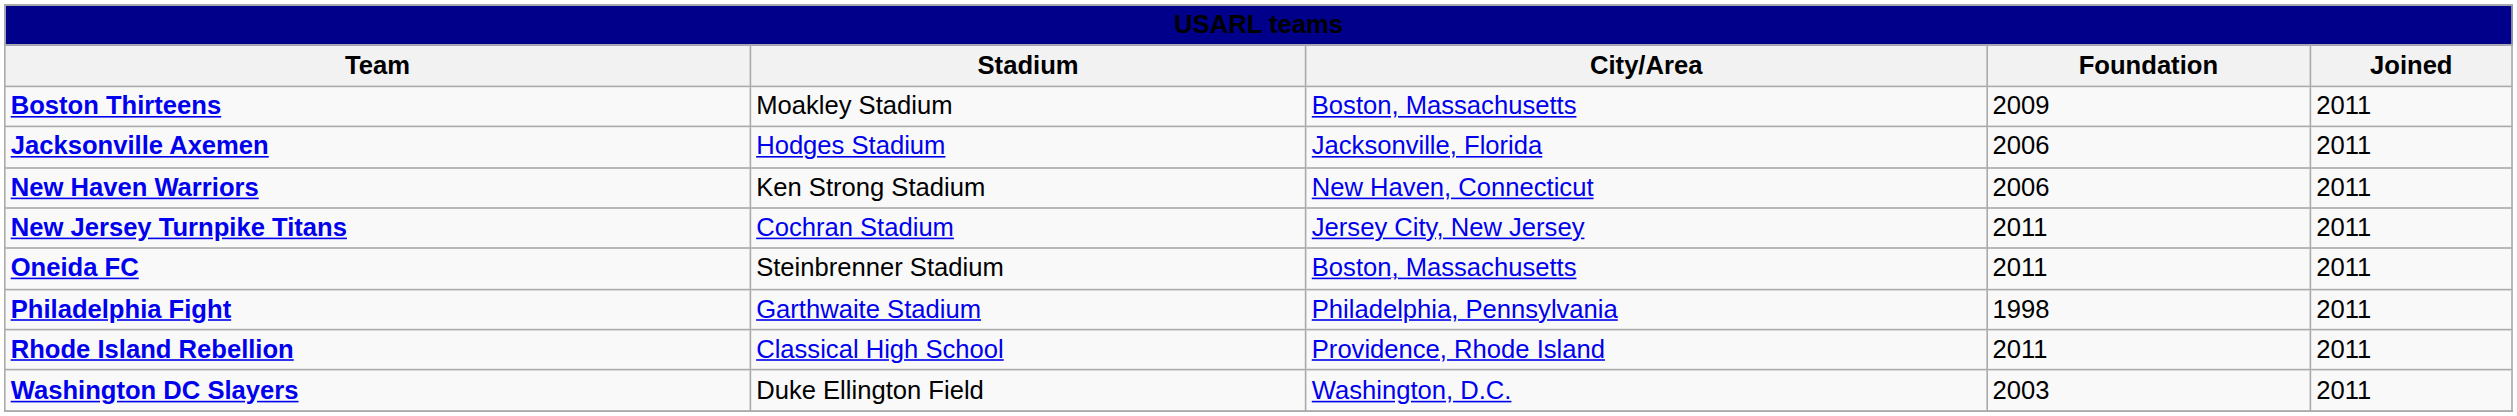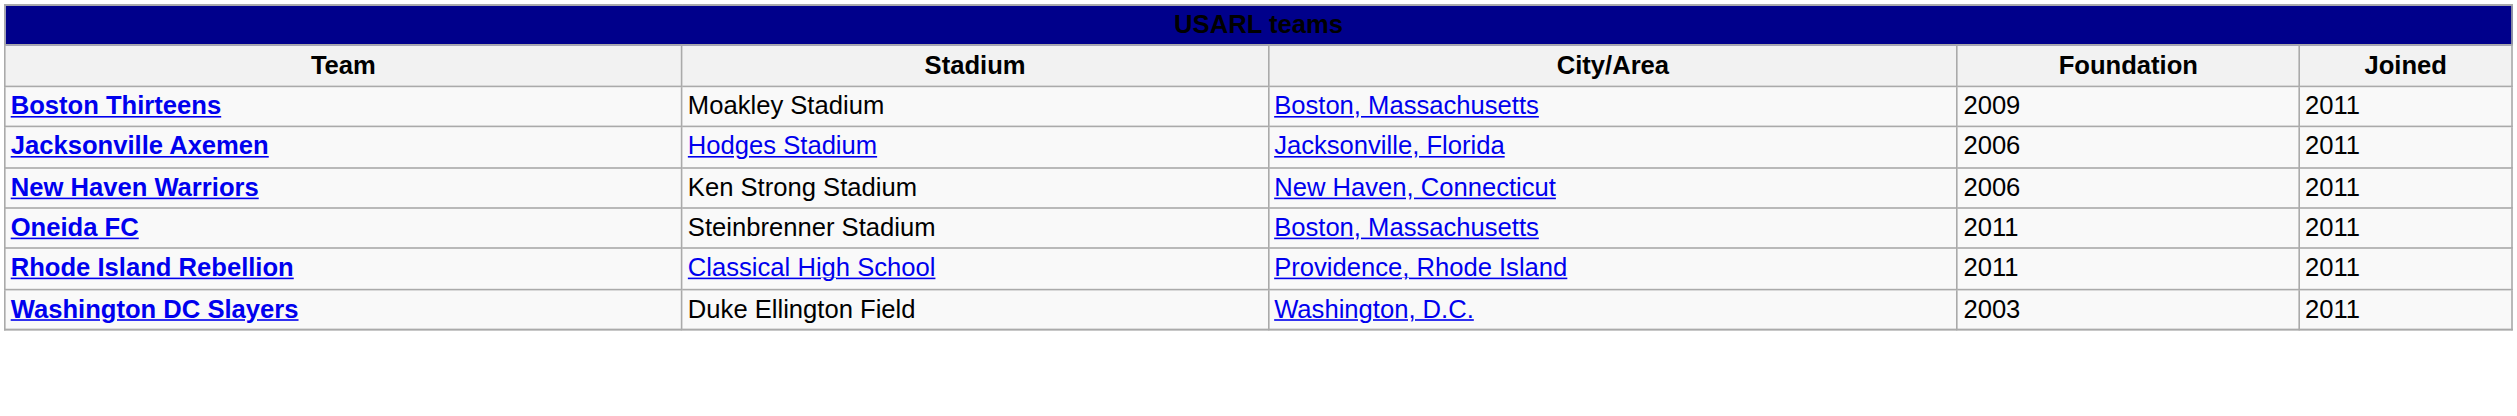- row: (179, 227)
- row: (121, 308)
